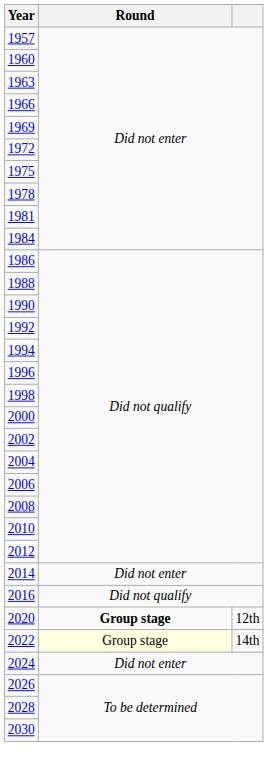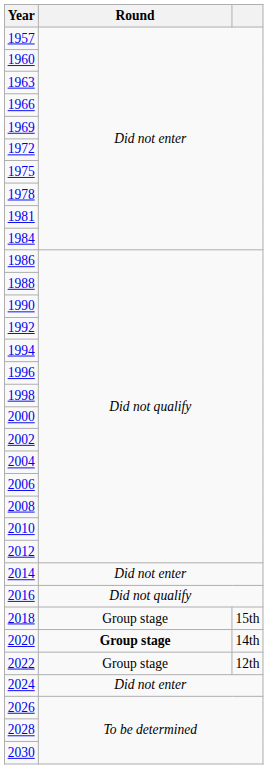+ row: (21, 618)
(247, 618) 12th -> (247, 641) 14th
(135, 641) lightyellow background -> (135, 663) no background
(247, 641) 14th -> (247, 663) 12th
